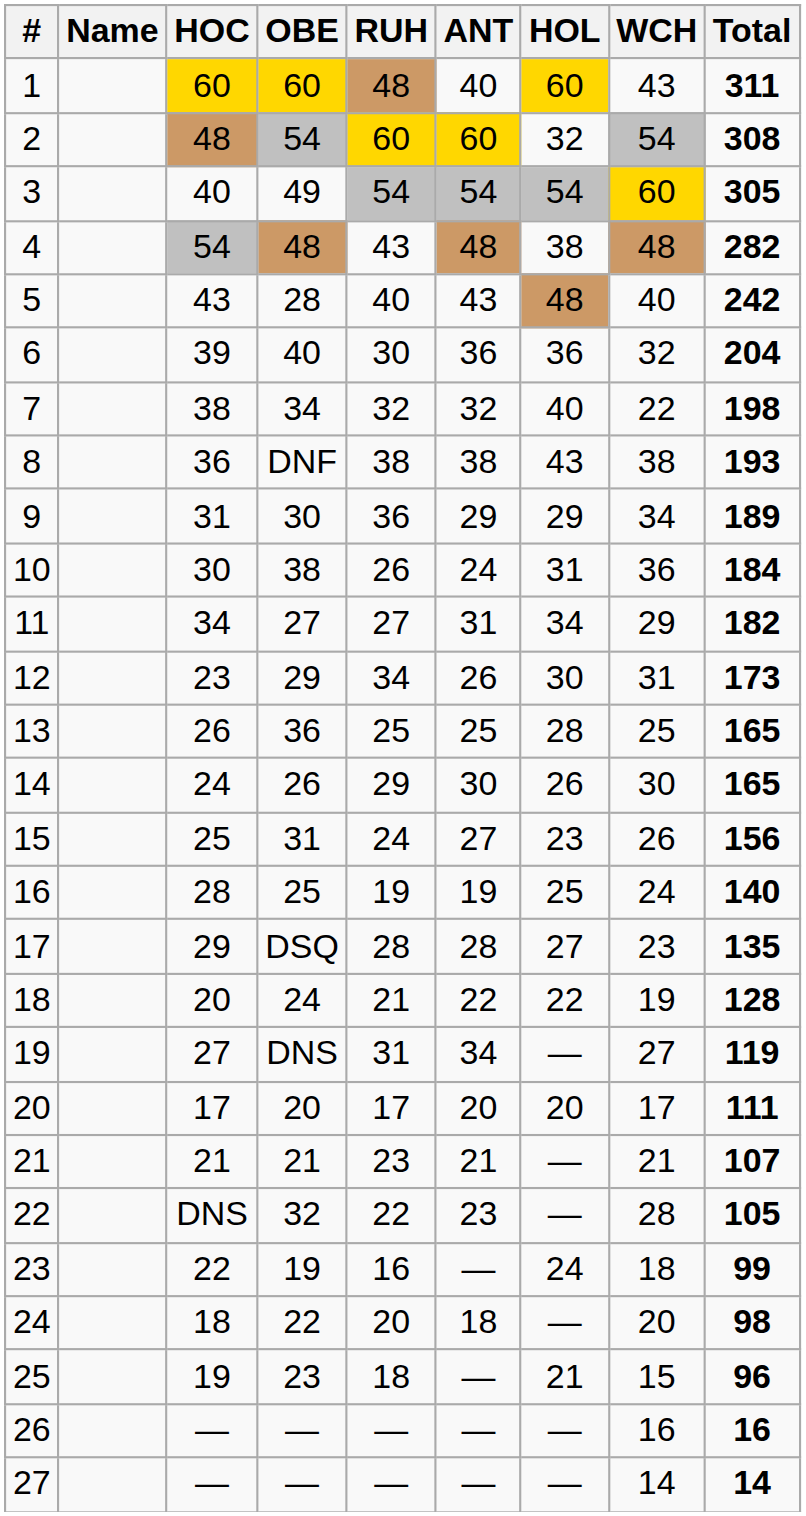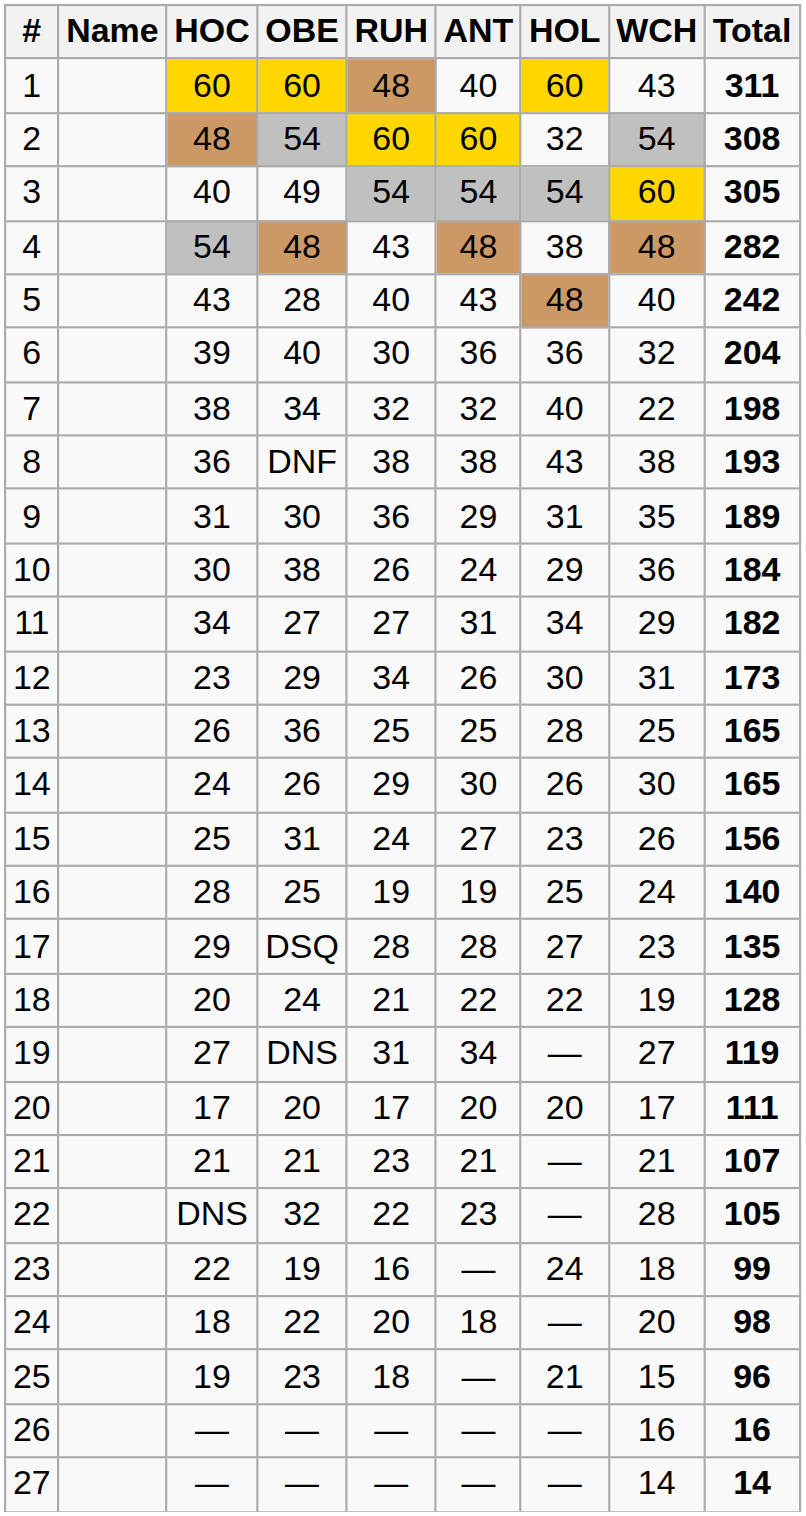(565, 515) 29 -> (565, 515) 31
(657, 515) 34 -> (657, 515) 35
(565, 569) 31 -> (565, 569) 29
